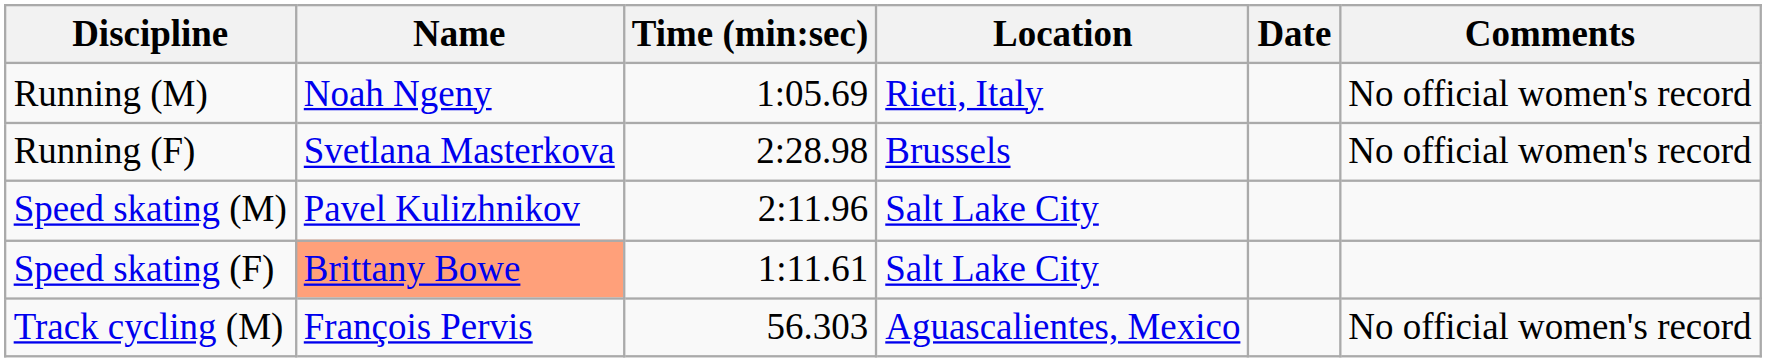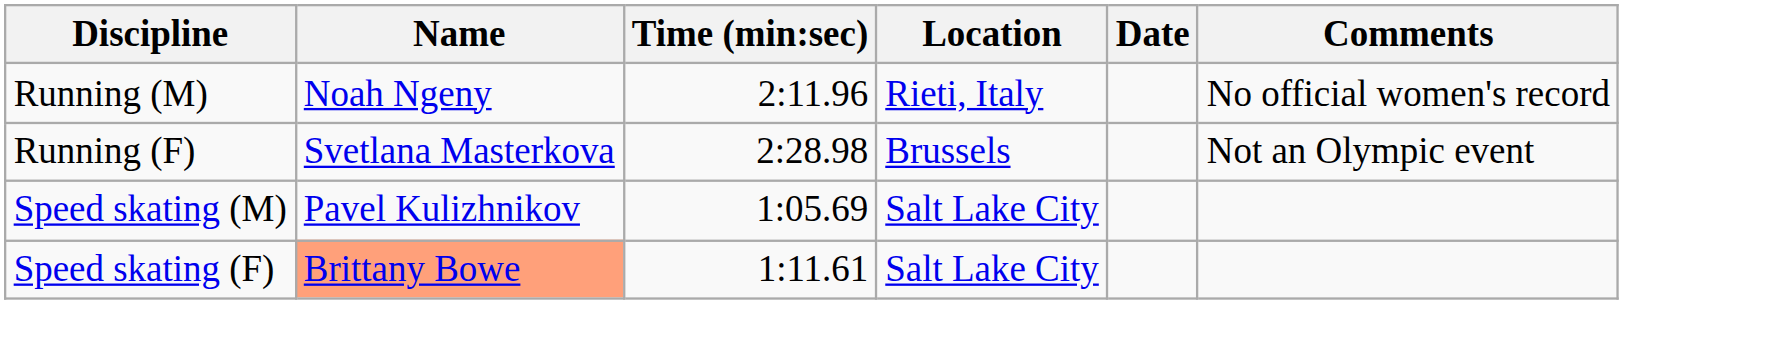(812, 92) 1:05.69 -> (813, 92) 2:11.96
(1550, 151) No official women's record -> (1370, 151) Not an Olympic event
(813, 209) 2:11.96 -> (812, 209) 1:05.69
- row: (149, 326)
